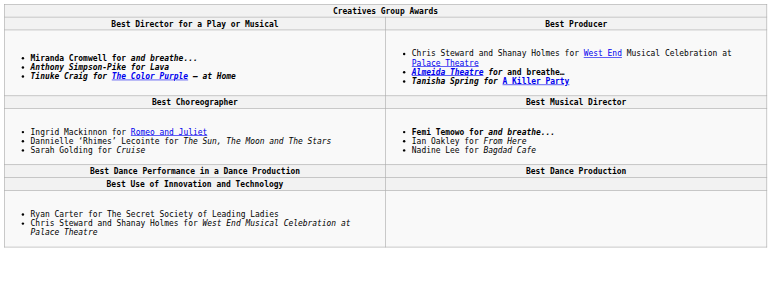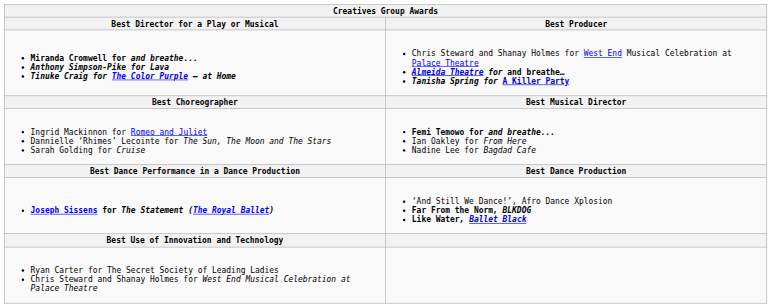+ row: (195, 210)
